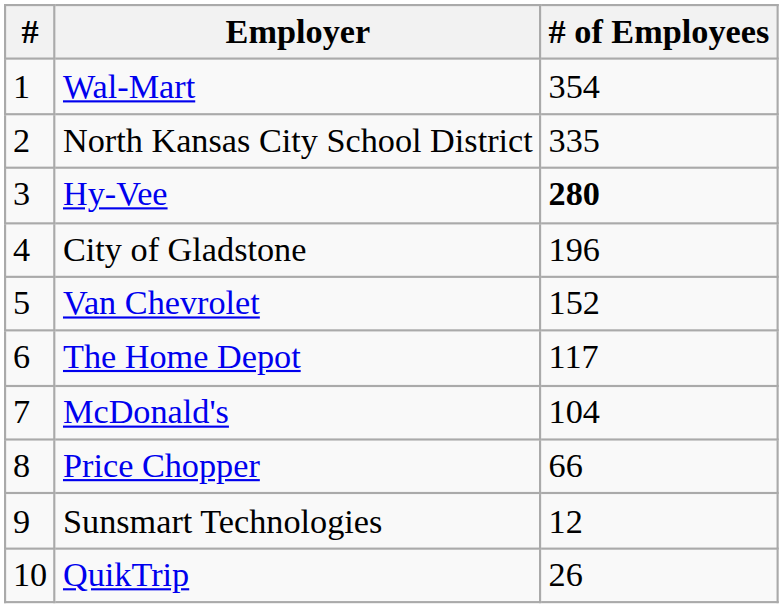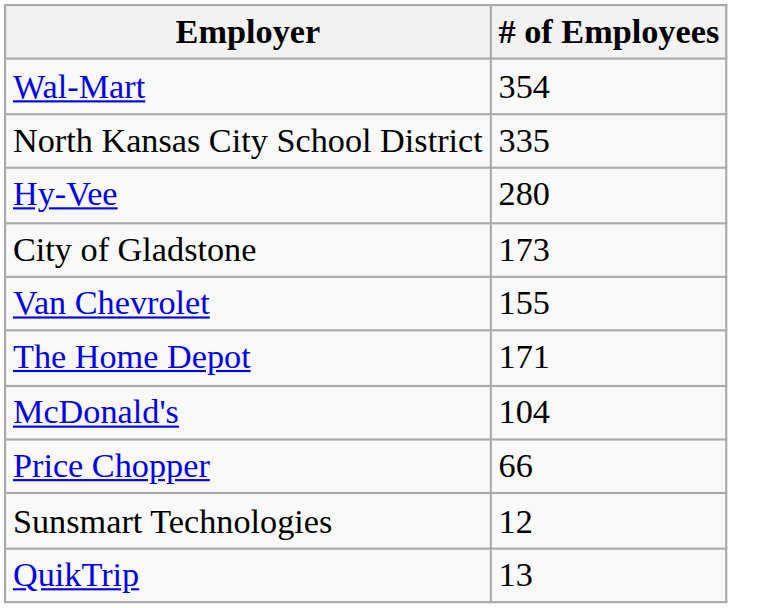- column: (30, 31)
(574, 194) bold -> (524, 194) normal
(574, 248) 196 -> (524, 248) 173
(574, 303) 152 -> (524, 303) 155
(574, 357) 117 -> (524, 357) 171
(566, 574) 26 -> (516, 574) 13
